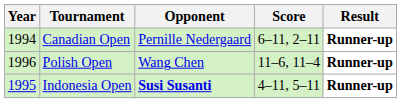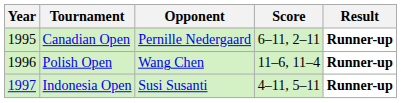(22, 39) 1994 -> (22, 39) 1995
(22, 86) 1995 -> (22, 86) 1997
(175, 86) bold -> (173, 86) normal
